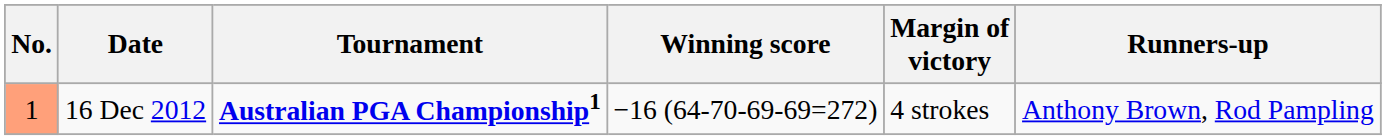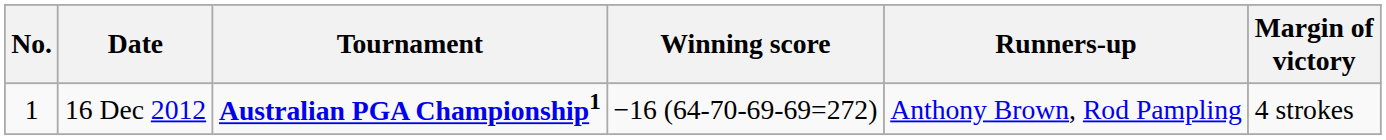columns swapped: (950, 43) <-> (1198, 43)
(32, 108) lightsalmon background -> (32, 108) no background
